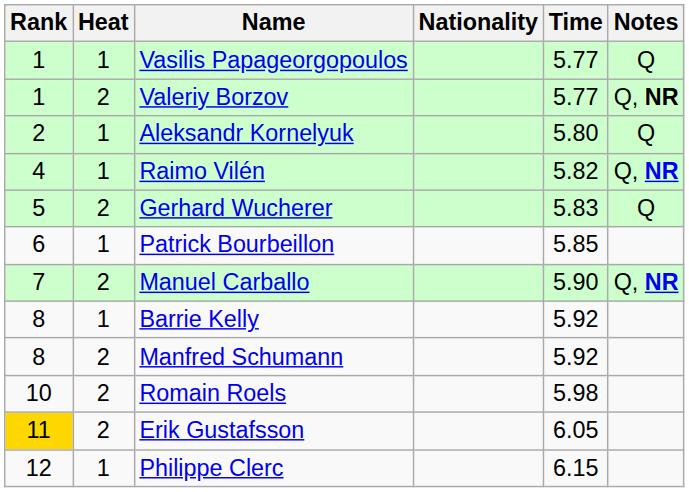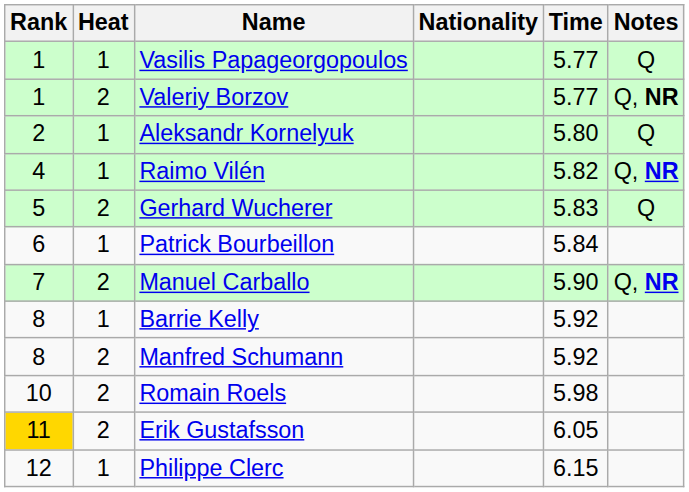(576, 245) 5.85 -> (576, 245) 5.84
